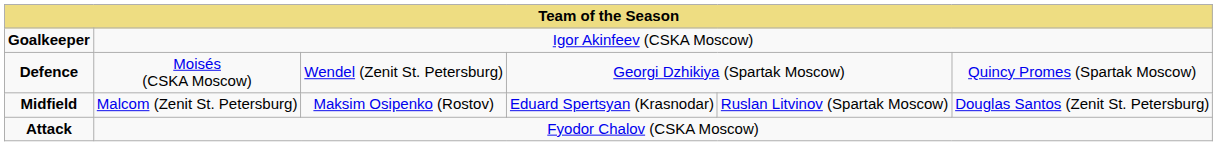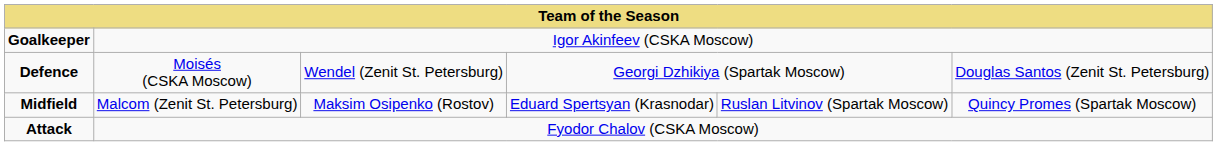(1082, 72) Quincy Promes (Spartak Moscow) -> (1082, 72) Douglas Santos (Zenit St. Petersburg)
(1082, 104) Douglas Santos (Zenit St. Petersburg) -> (1082, 104) Quincy Promes (Spartak Moscow)
